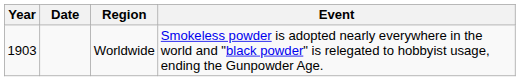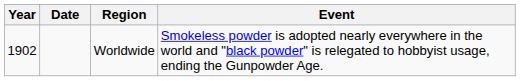(22, 50) 1903 -> (22, 50) 1902
